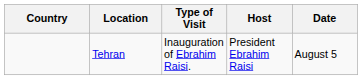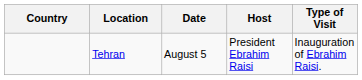columns swapped: (325, 19) <-> (194, 19)
